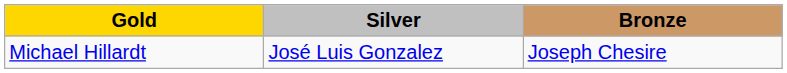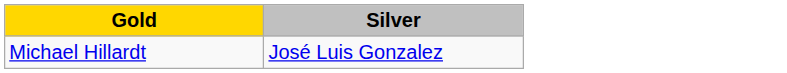- column: (653, 20)
